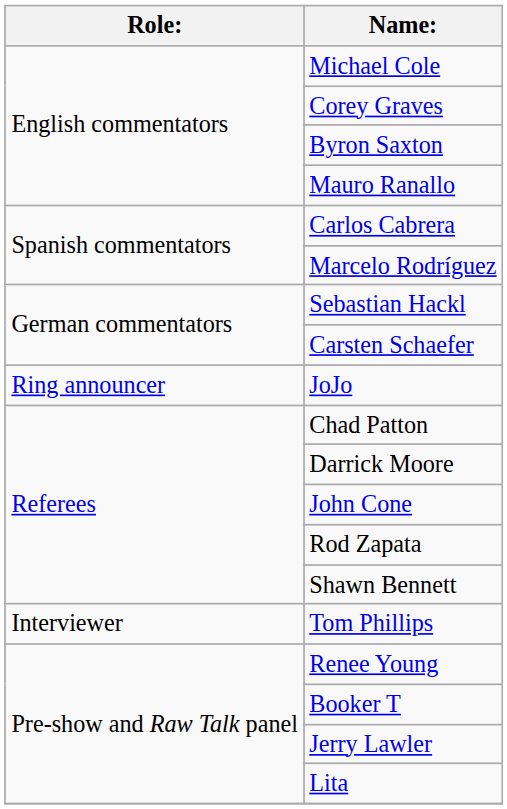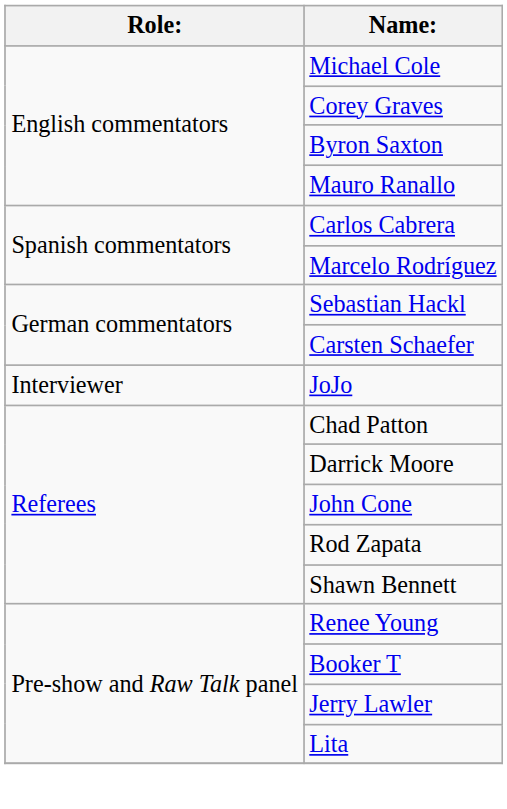(88, 384) Ring announcer -> (67, 384) Interviewer
- row: (371, 624)
